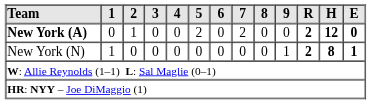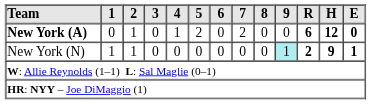(177, 32) 0 -> (177, 32) 1
(308, 32) 2 -> (308, 32) 6
(134, 51) 0 -> (134, 51) 1
(286, 51) no background -> (286, 51) paleturquoise background
(331, 51) 8 -> (331, 51) 9
